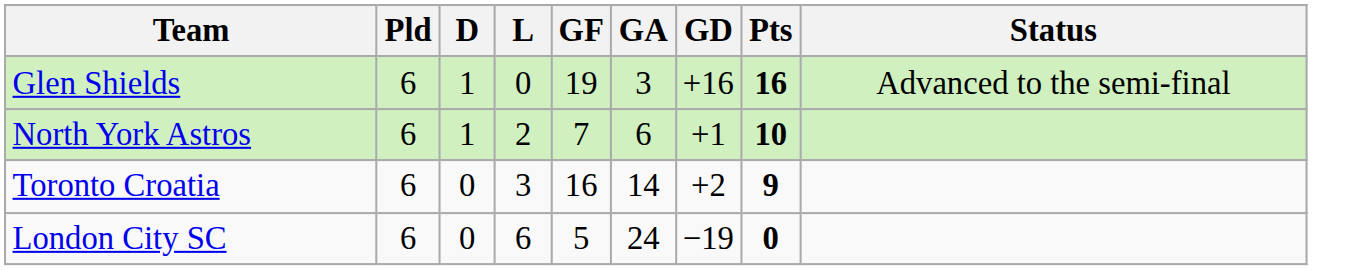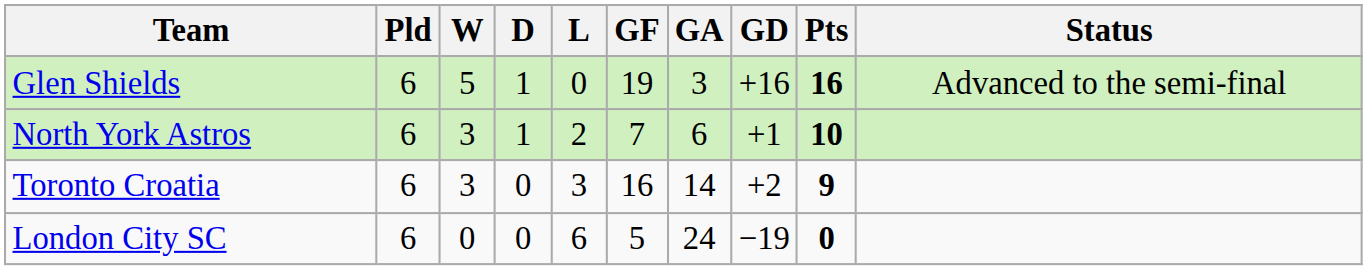+ column: (467, 30)
